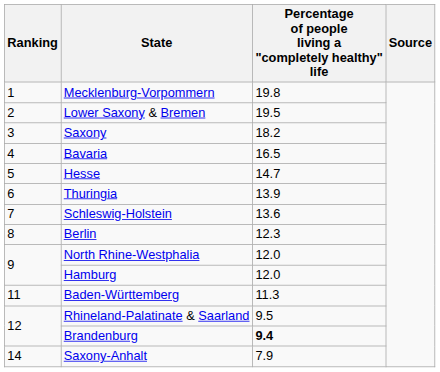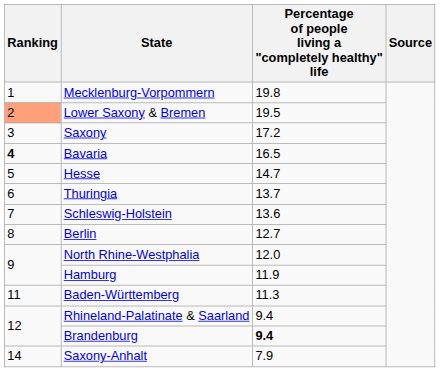(11, 112) no background -> (11, 112) lightsalmon background
(268, 133) 18.2 -> (268, 133) 17.2
(11, 153) normal -> (11, 153) bold
(268, 194) 13.9 -> (268, 194) 13.7
(268, 234) 12.3 -> (268, 234) 12.7
(268, 275) 12.0 -> (267, 275) 11.9
(264, 315) 9.5 -> (264, 315) 9.4
